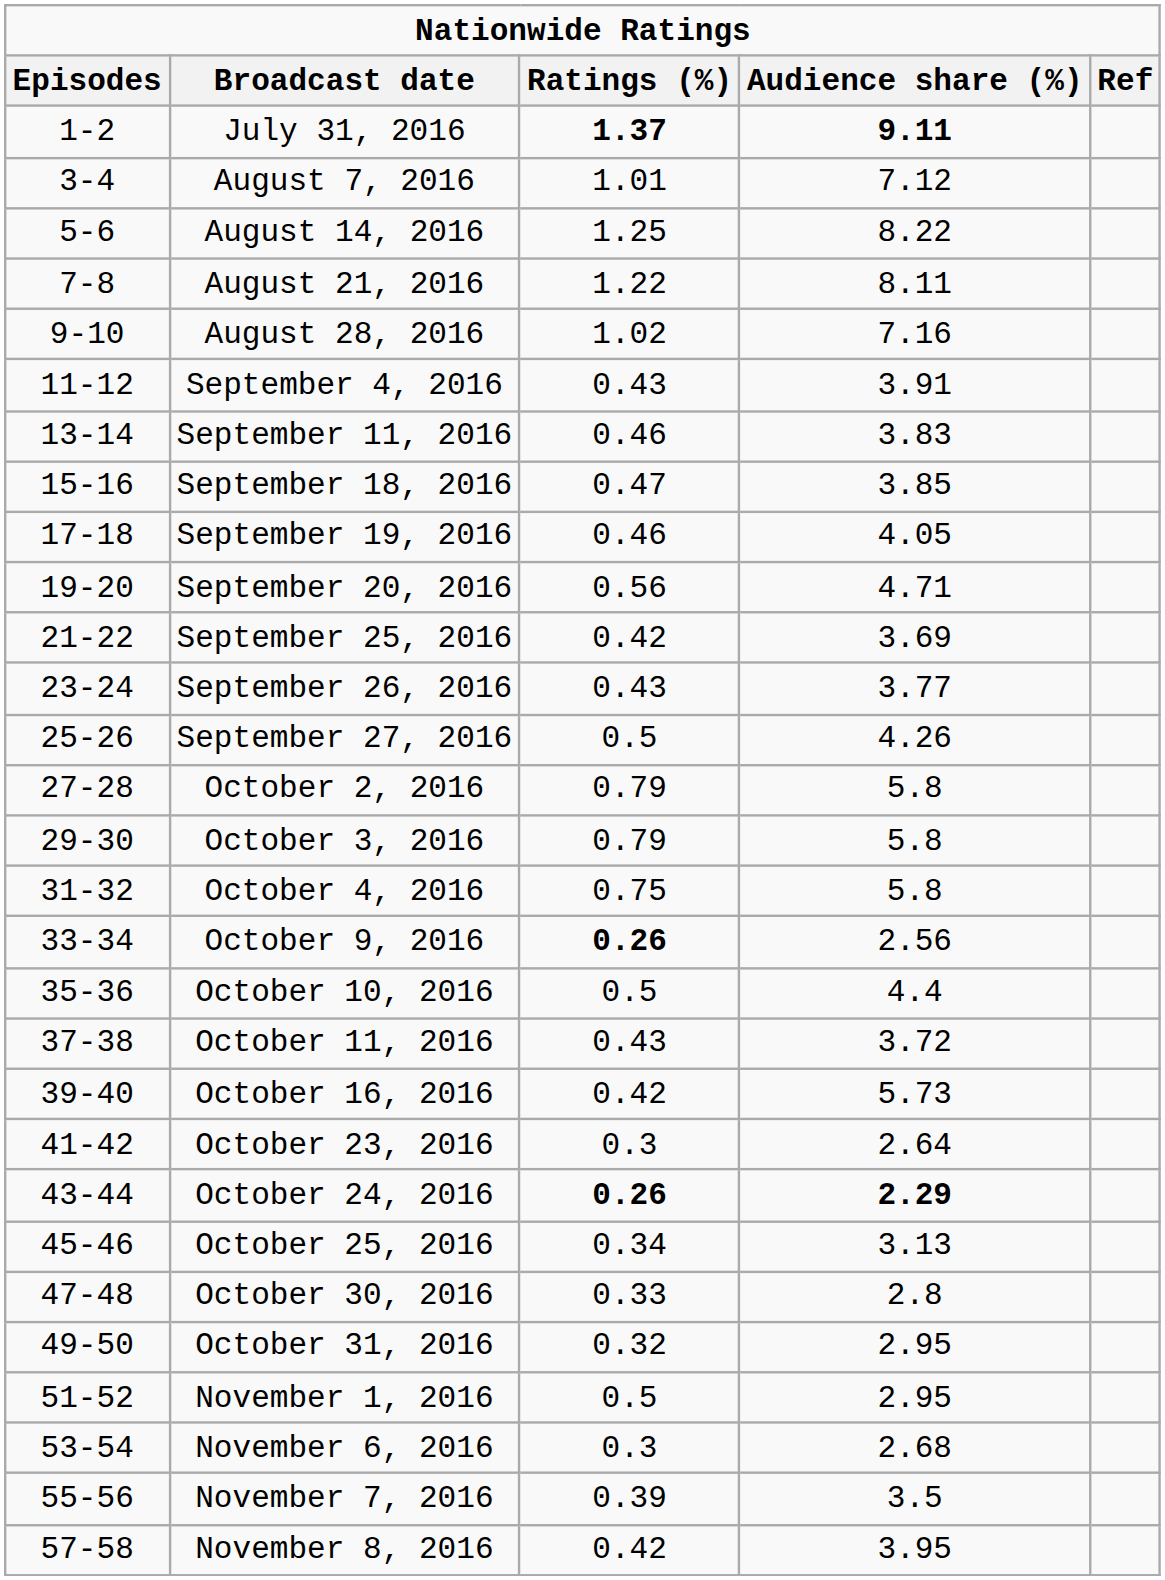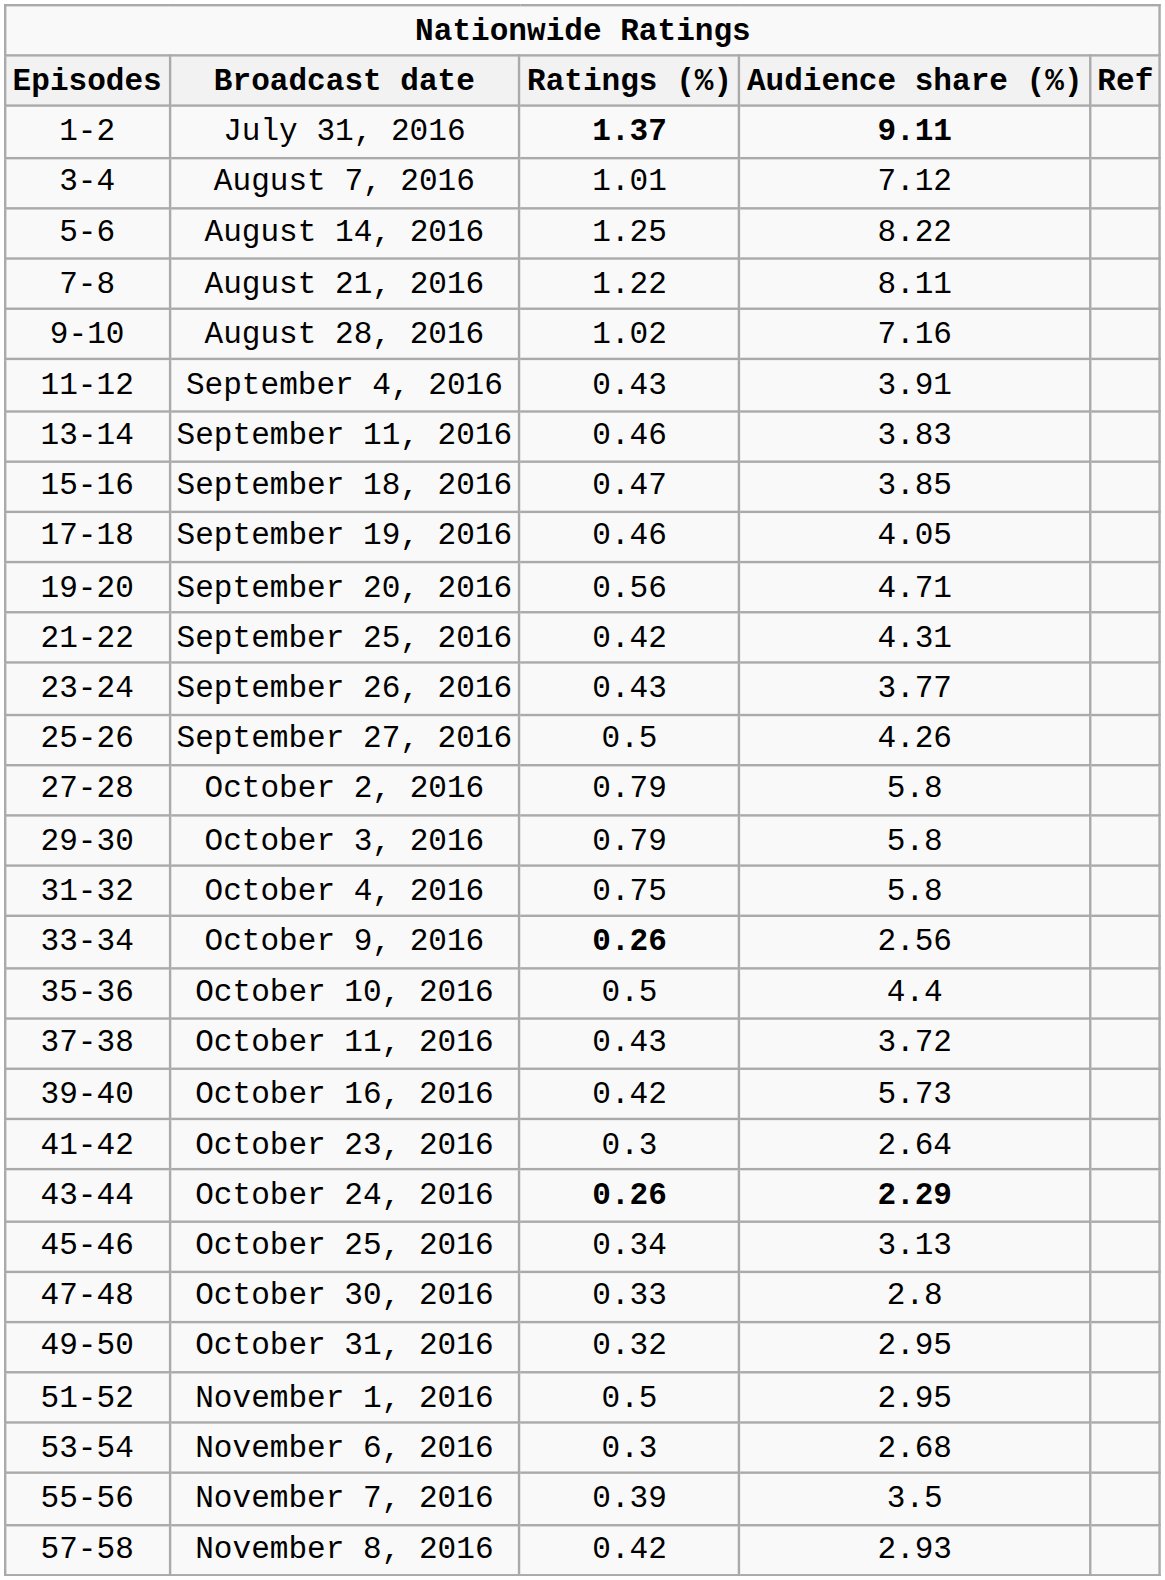(915, 638) 3.69 -> (915, 638) 4.31
(915, 1550) 3.95 -> (915, 1550) 2.93
